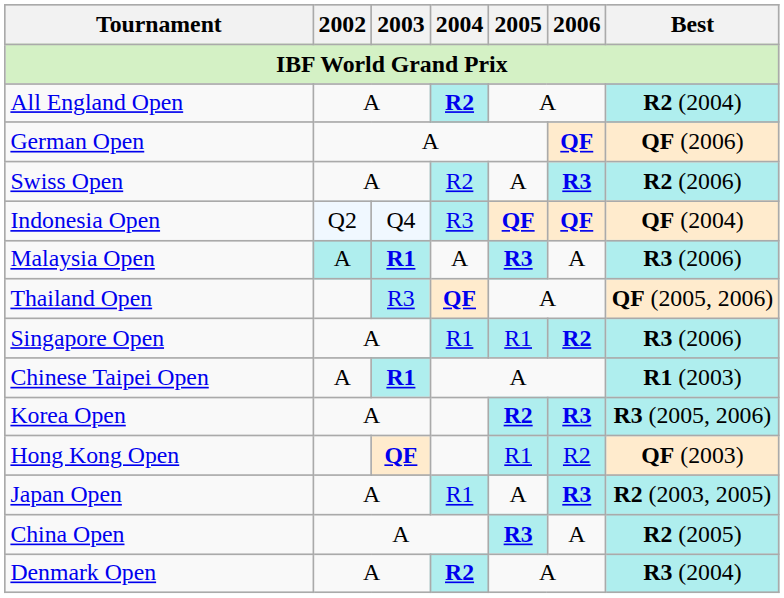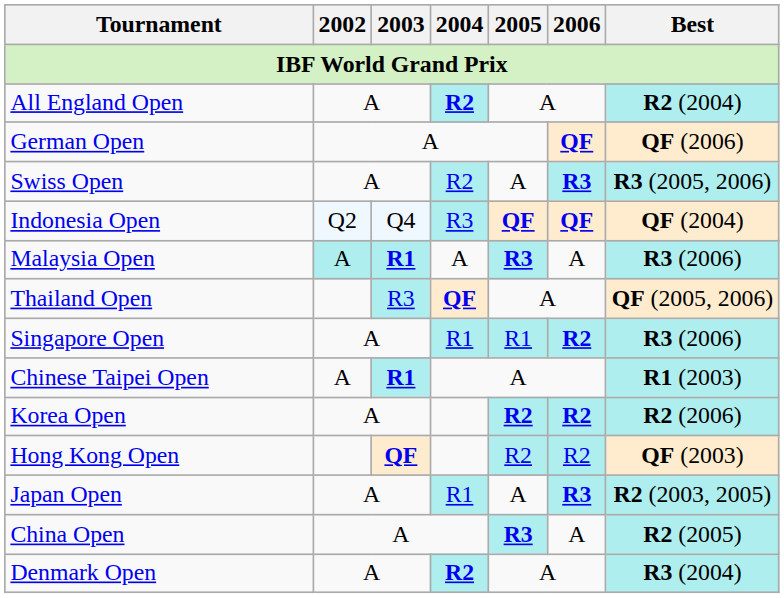(692, 181) R2 (2006) -> (692, 181) R3 (2005, 2006)
(577, 416) R3 -> (577, 416) R2
(692, 416) R3 (2005, 2006) -> (692, 416) R2 (2006)
(518, 455) R1 -> (518, 455) R2
